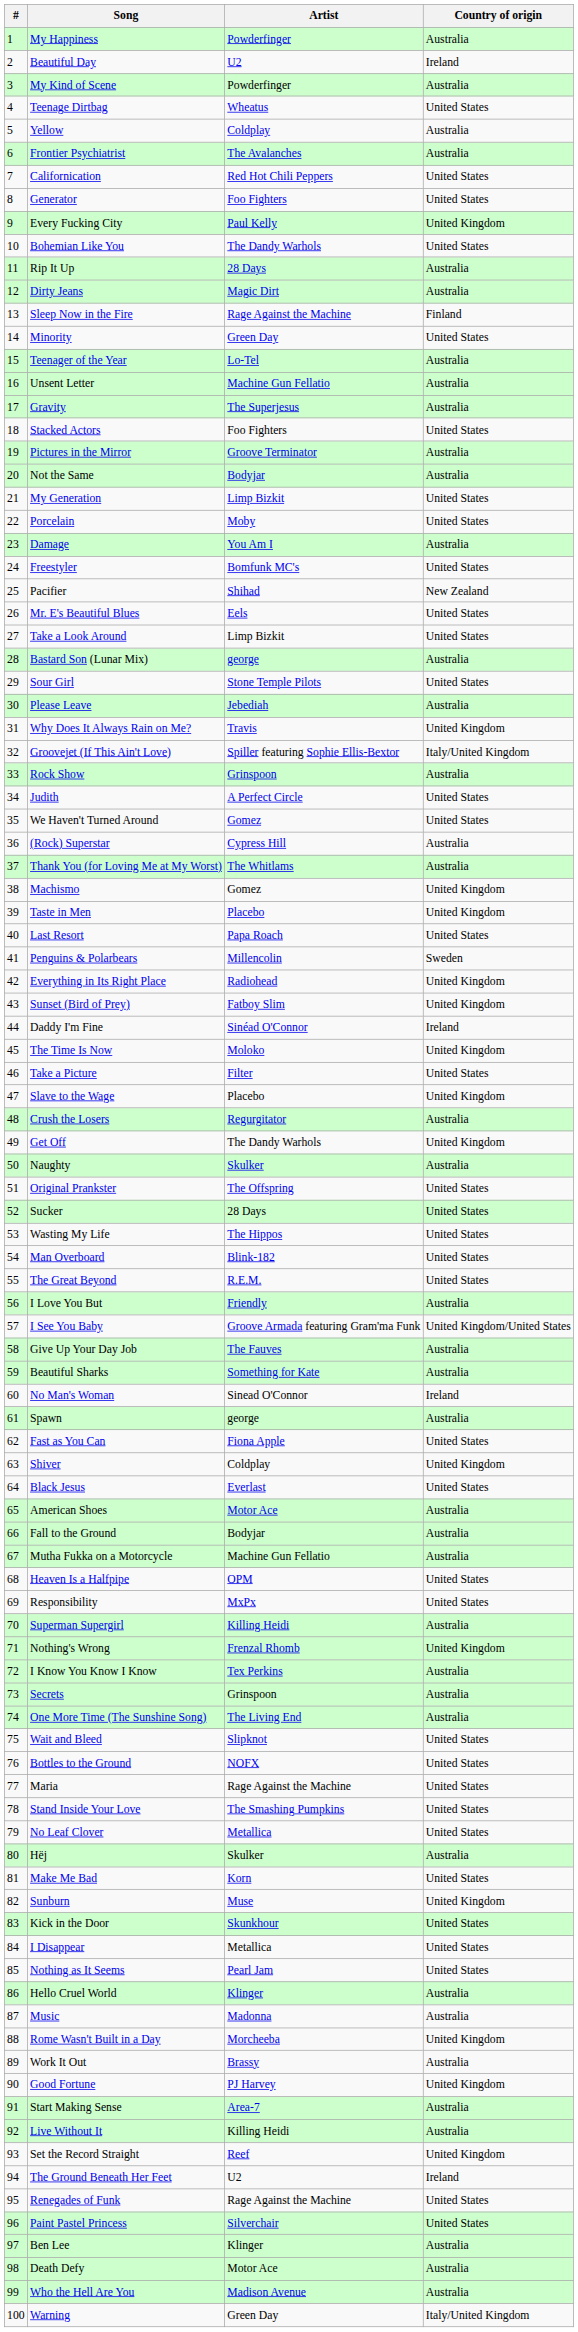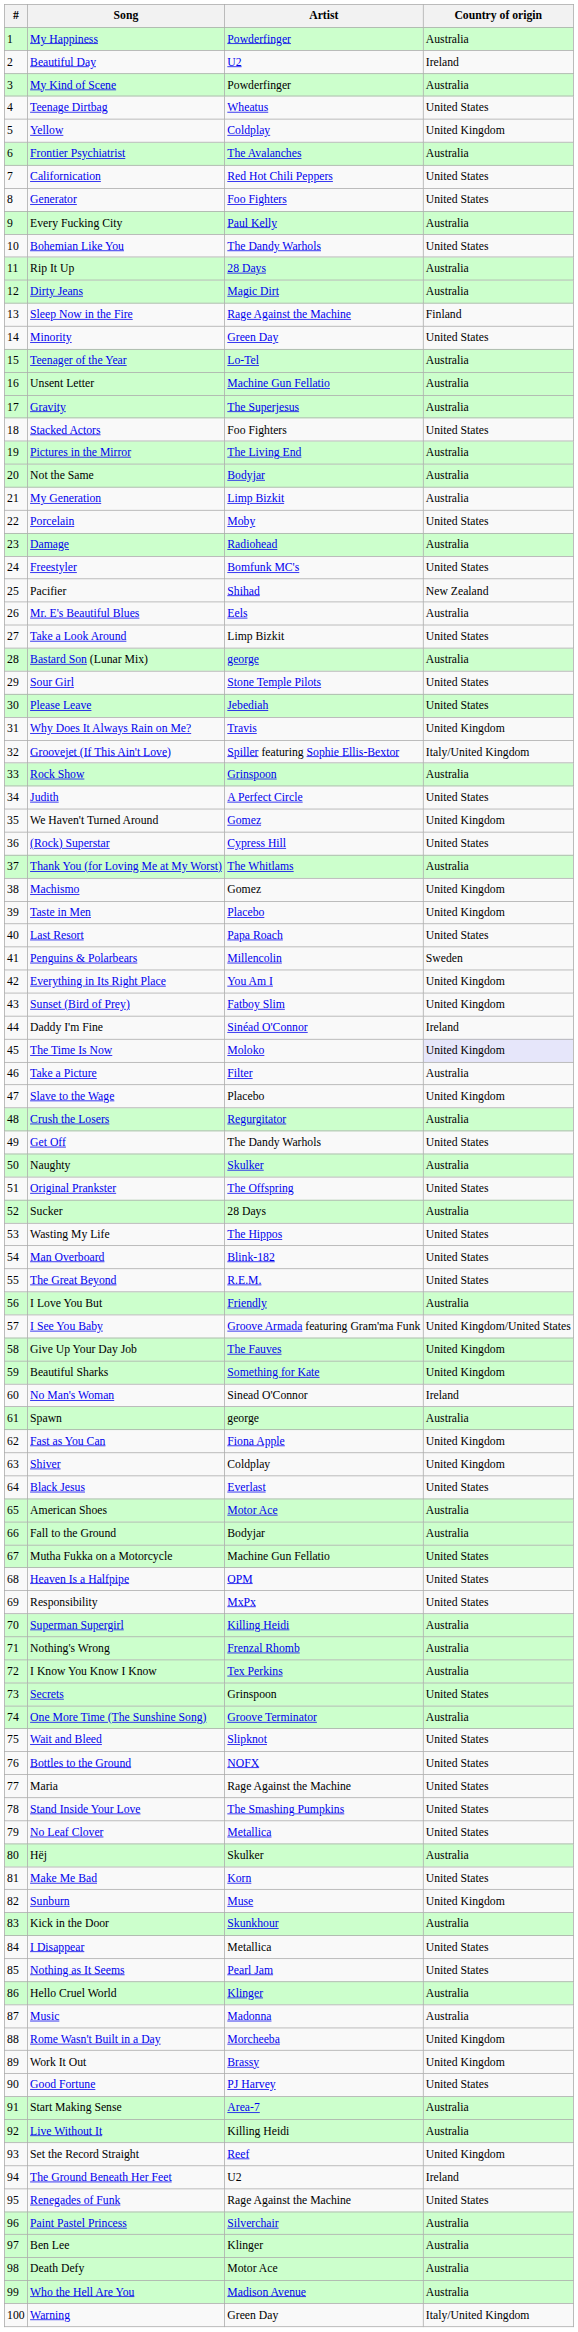(447, 130) Australia -> (465, 130) United Kingdom
(465, 222) United Kingdom -> (447, 222) Australia
(272, 452) Groove Terminator -> (264, 452) The Living End
(457, 498) United States -> (447, 498) Australia
(250, 544) You Am I -> (252, 544) Radiohead
(457, 613) United States -> (447, 613) Australia
(447, 705) Australia -> (457, 705) United States
(457, 820) United States -> (465, 820) United Kingdom
(447, 843) Australia -> (457, 843) United States
(252, 981) Radiohead -> (250, 981) You Am I
(465, 1050) no background -> (465, 1050) lavender background
(457, 1073) United States -> (447, 1073) Australia
(465, 1142) United Kingdom -> (457, 1142) United States
(457, 1211) United States -> (447, 1211) Australia
(447, 1349) Australia -> (465, 1349) United Kingdom
(447, 1372) Australia -> (465, 1372) United Kingdom
(457, 1441) United States -> (465, 1441) United Kingdom
(447, 1556) Australia -> (457, 1556) United States
(465, 1648) United Kingdom -> (447, 1648) Australia
(447, 1694) Australia -> (457, 1694) United States
(264, 1717) The Living End -> (272, 1717) Groove Terminator
(457, 1924) United States -> (447, 1924) Australia
(447, 2062) Australia -> (465, 2062) United Kingdom
(465, 2085) United Kingdom -> (457, 2085) United States
(457, 2223) United States -> (447, 2223) Australia
